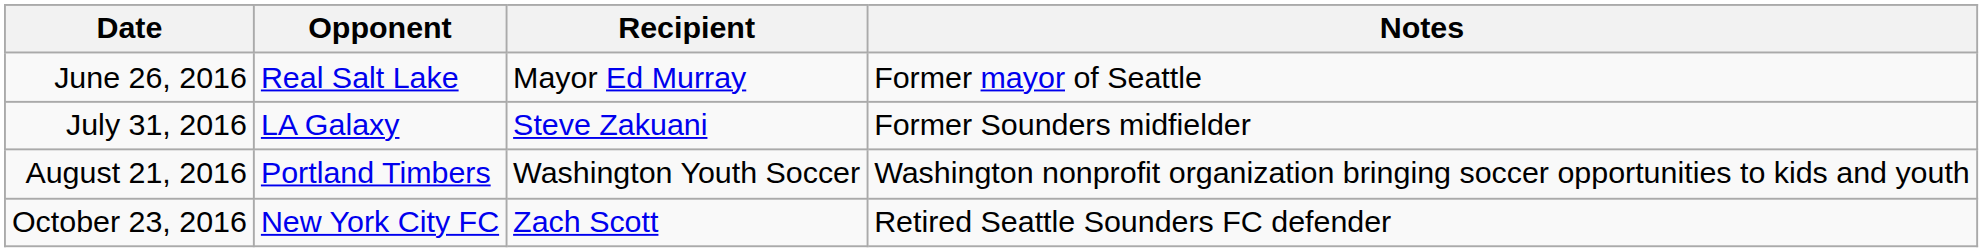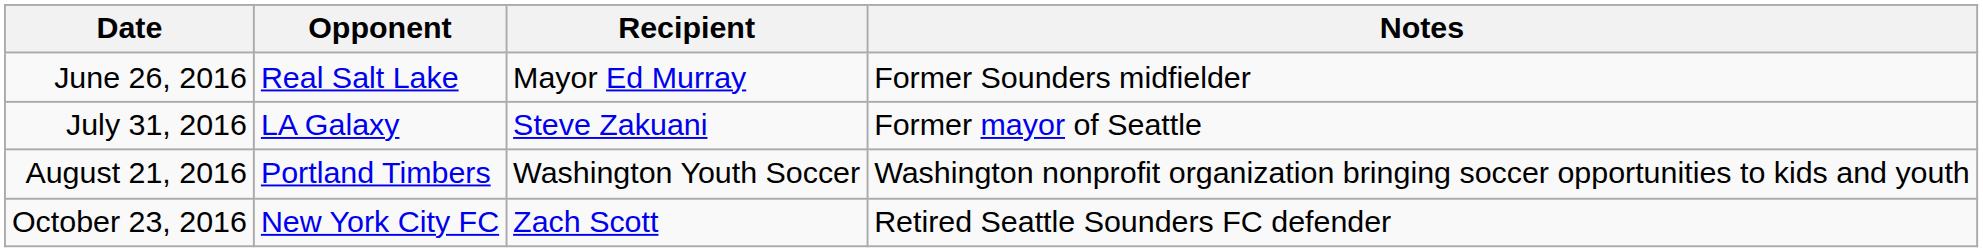(1038, 76) Former mayor of Seattle -> (1063, 76) Former Sounders midfielder
(1063, 125) Former Sounders midfielder -> (1038, 125) Former mayor of Seattle
